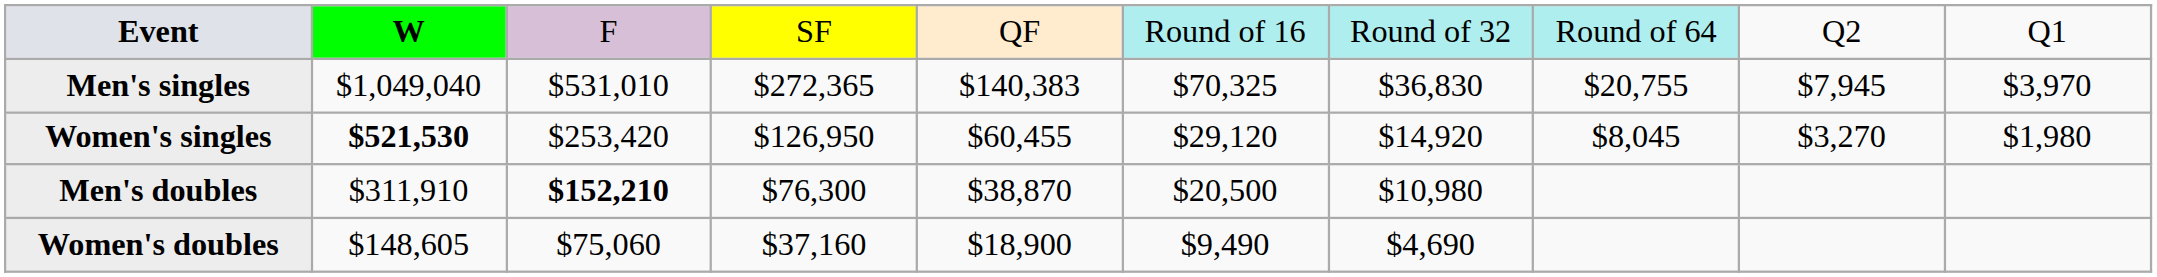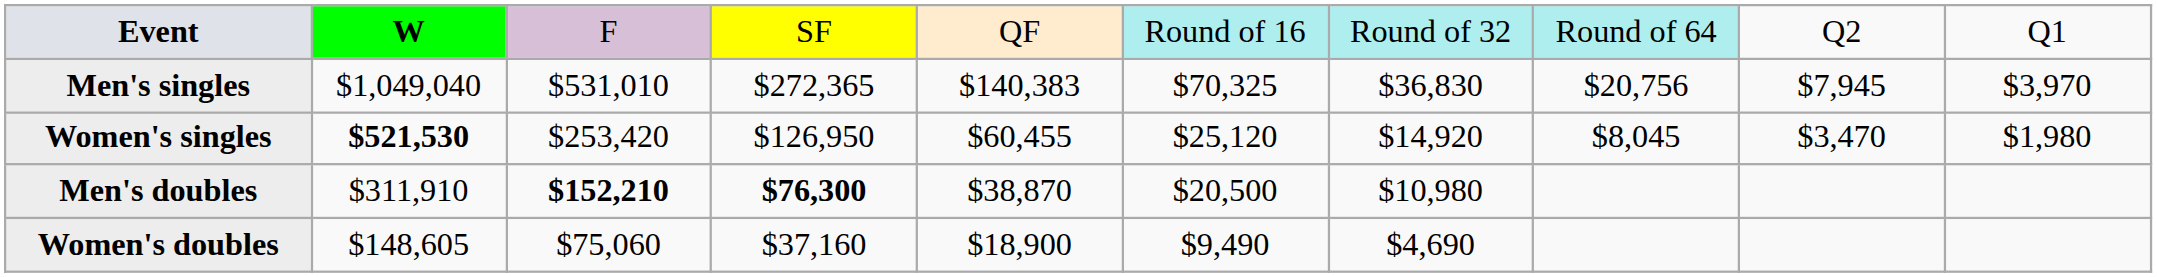(1636, 84) $20,755 -> (1636, 84) $20,756
(1225, 137) $29,120 -> (1225, 137) $25,120
(1842, 137) $3,270 -> (1842, 137) $3,470
(814, 191) normal -> (814, 191) bold
